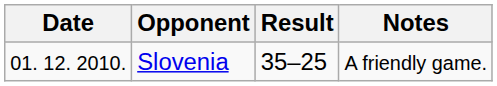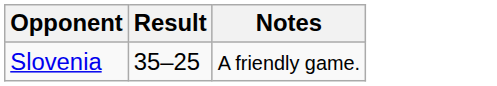- column: (68, 23)
